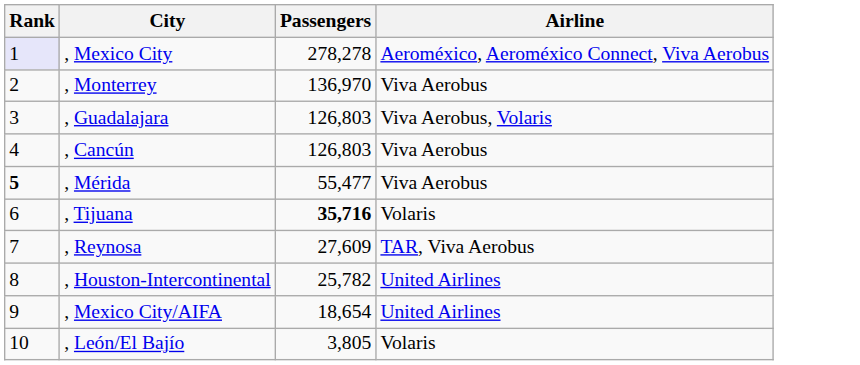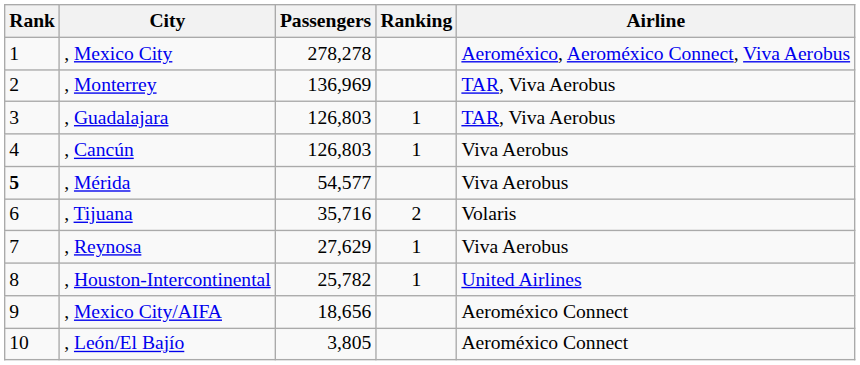+ column: (416, 21)
(14, 53) lavender background -> (14, 53) no background
(339, 85) 136,970 -> (339, 85) 136,969
(434, 85) Viva Aerobus -> (538, 85) TAR, Viva Aerobus
(466, 117) Viva Aerobus, Volaris -> (538, 117) TAR, Viva Aerobus
(344, 182) 55,477 -> (344, 182) 54,577
(344, 214) bold -> (344, 214) normal
(344, 247) 27,609 -> (344, 247) 27,629
(457, 247) TAR, Viva Aerobus -> (515, 247) Viva Aerobus
(344, 311) 18,654 -> (344, 311) 18,656
(440, 311) United Airlines -> (545, 311) Aeroméxico Connect
(408, 344) Volaris -> (545, 344) Aeroméxico Connect
